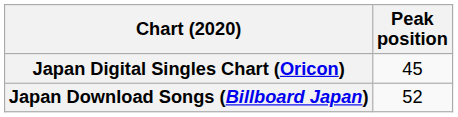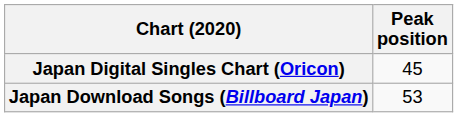(412, 97) 52 -> (412, 97) 53
